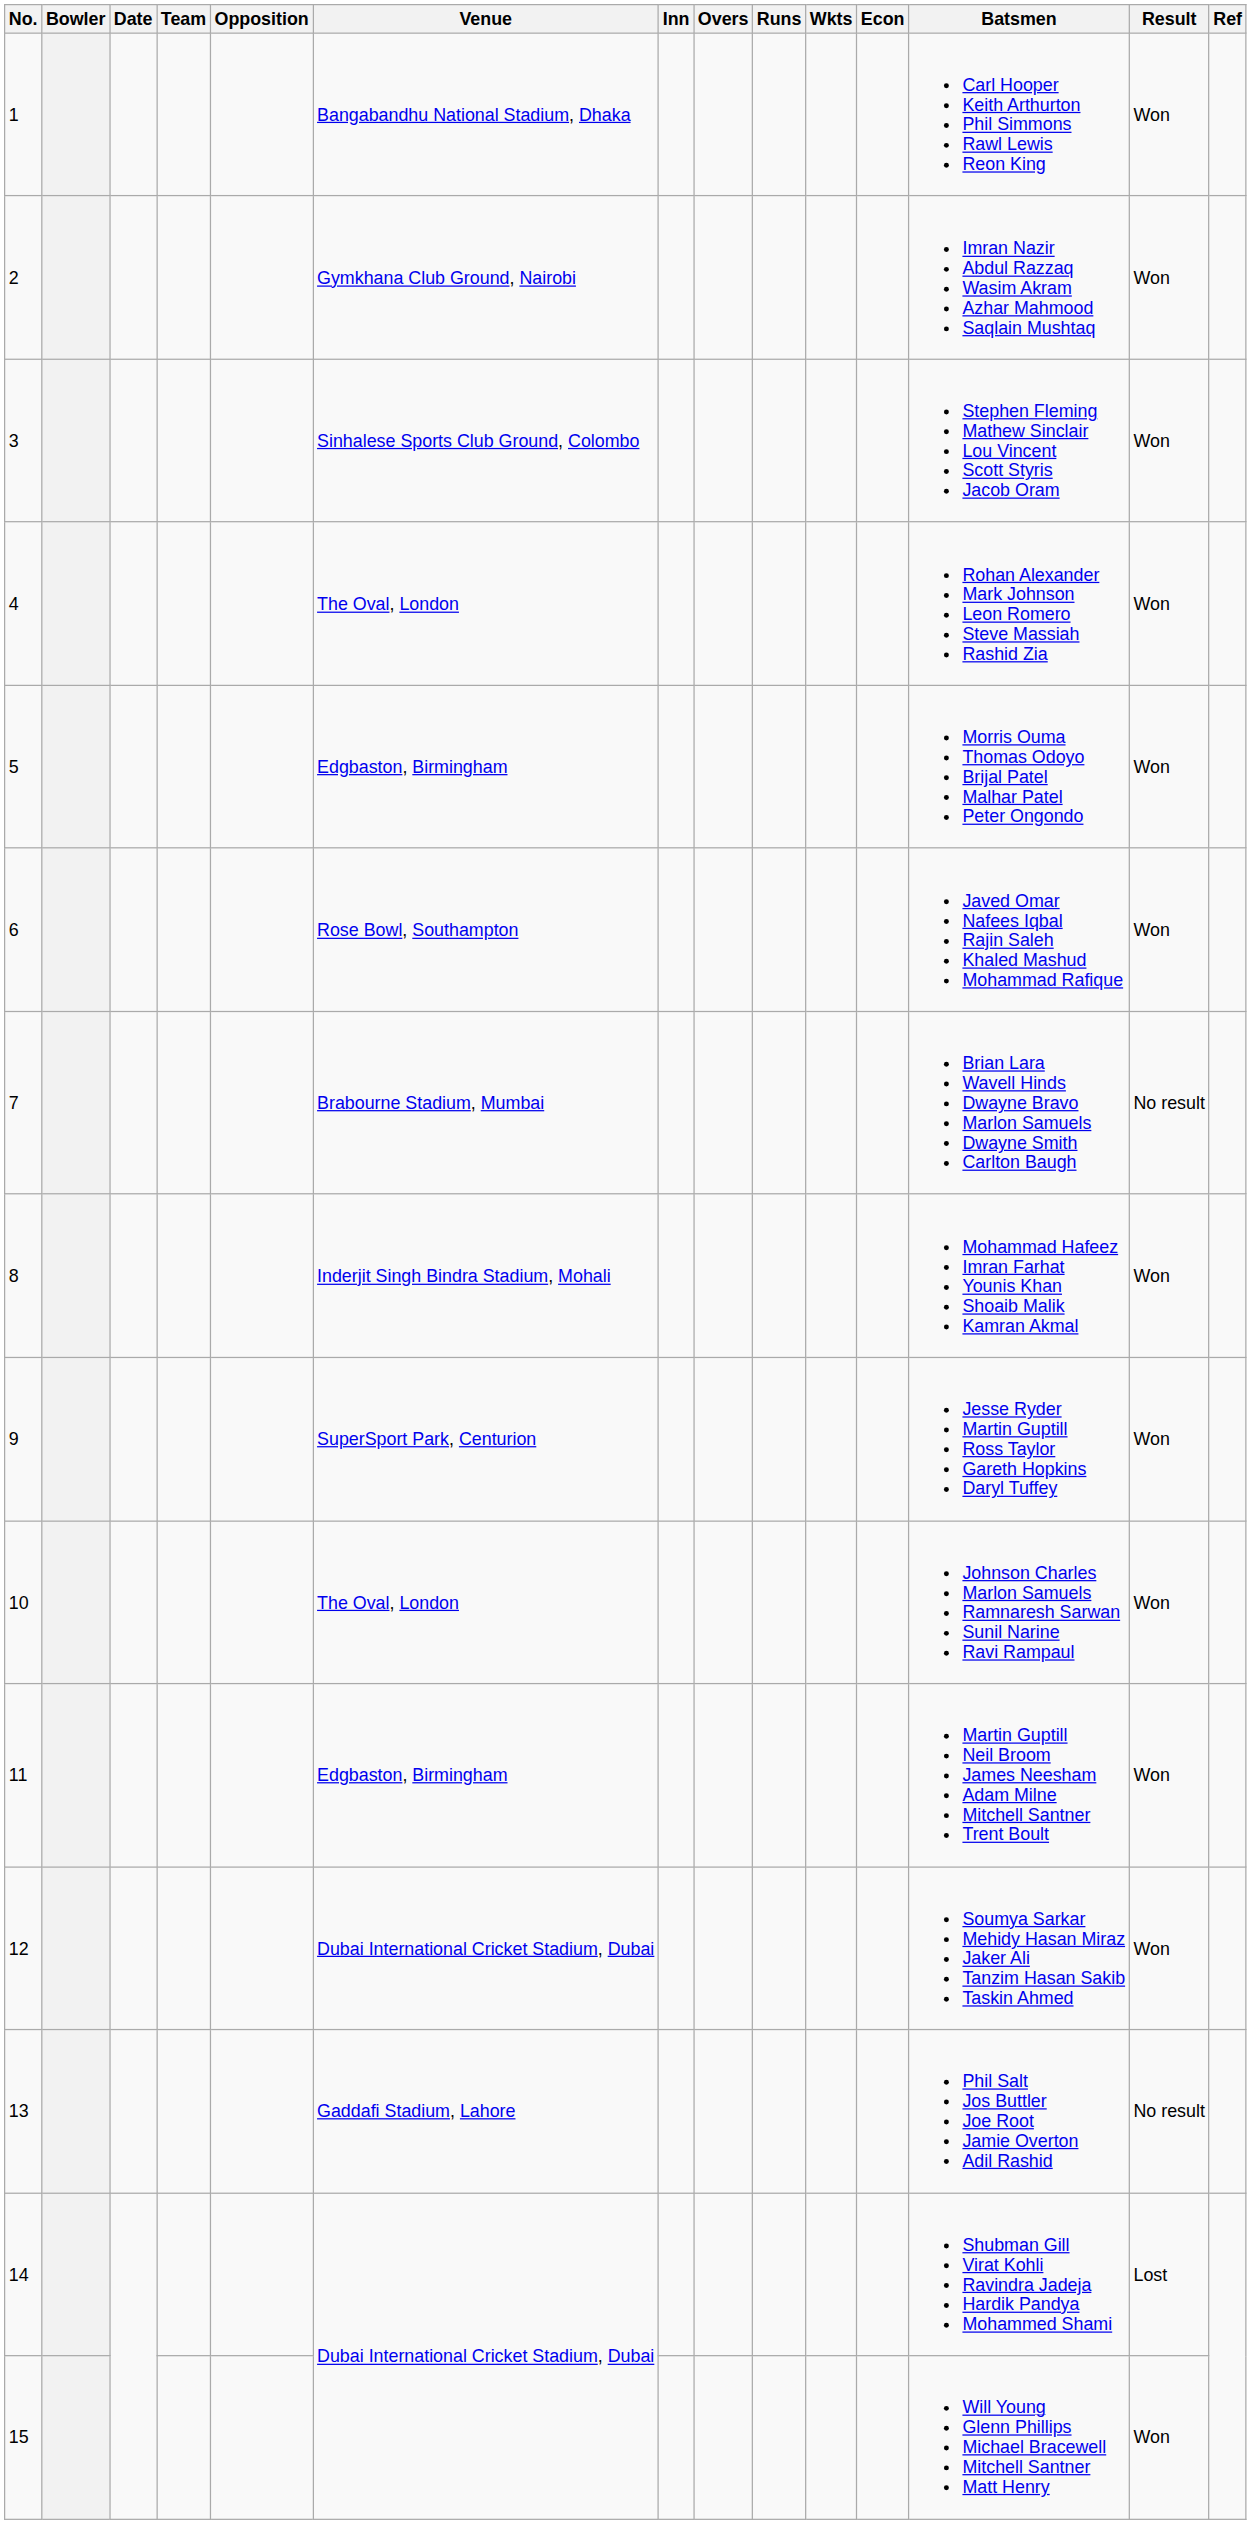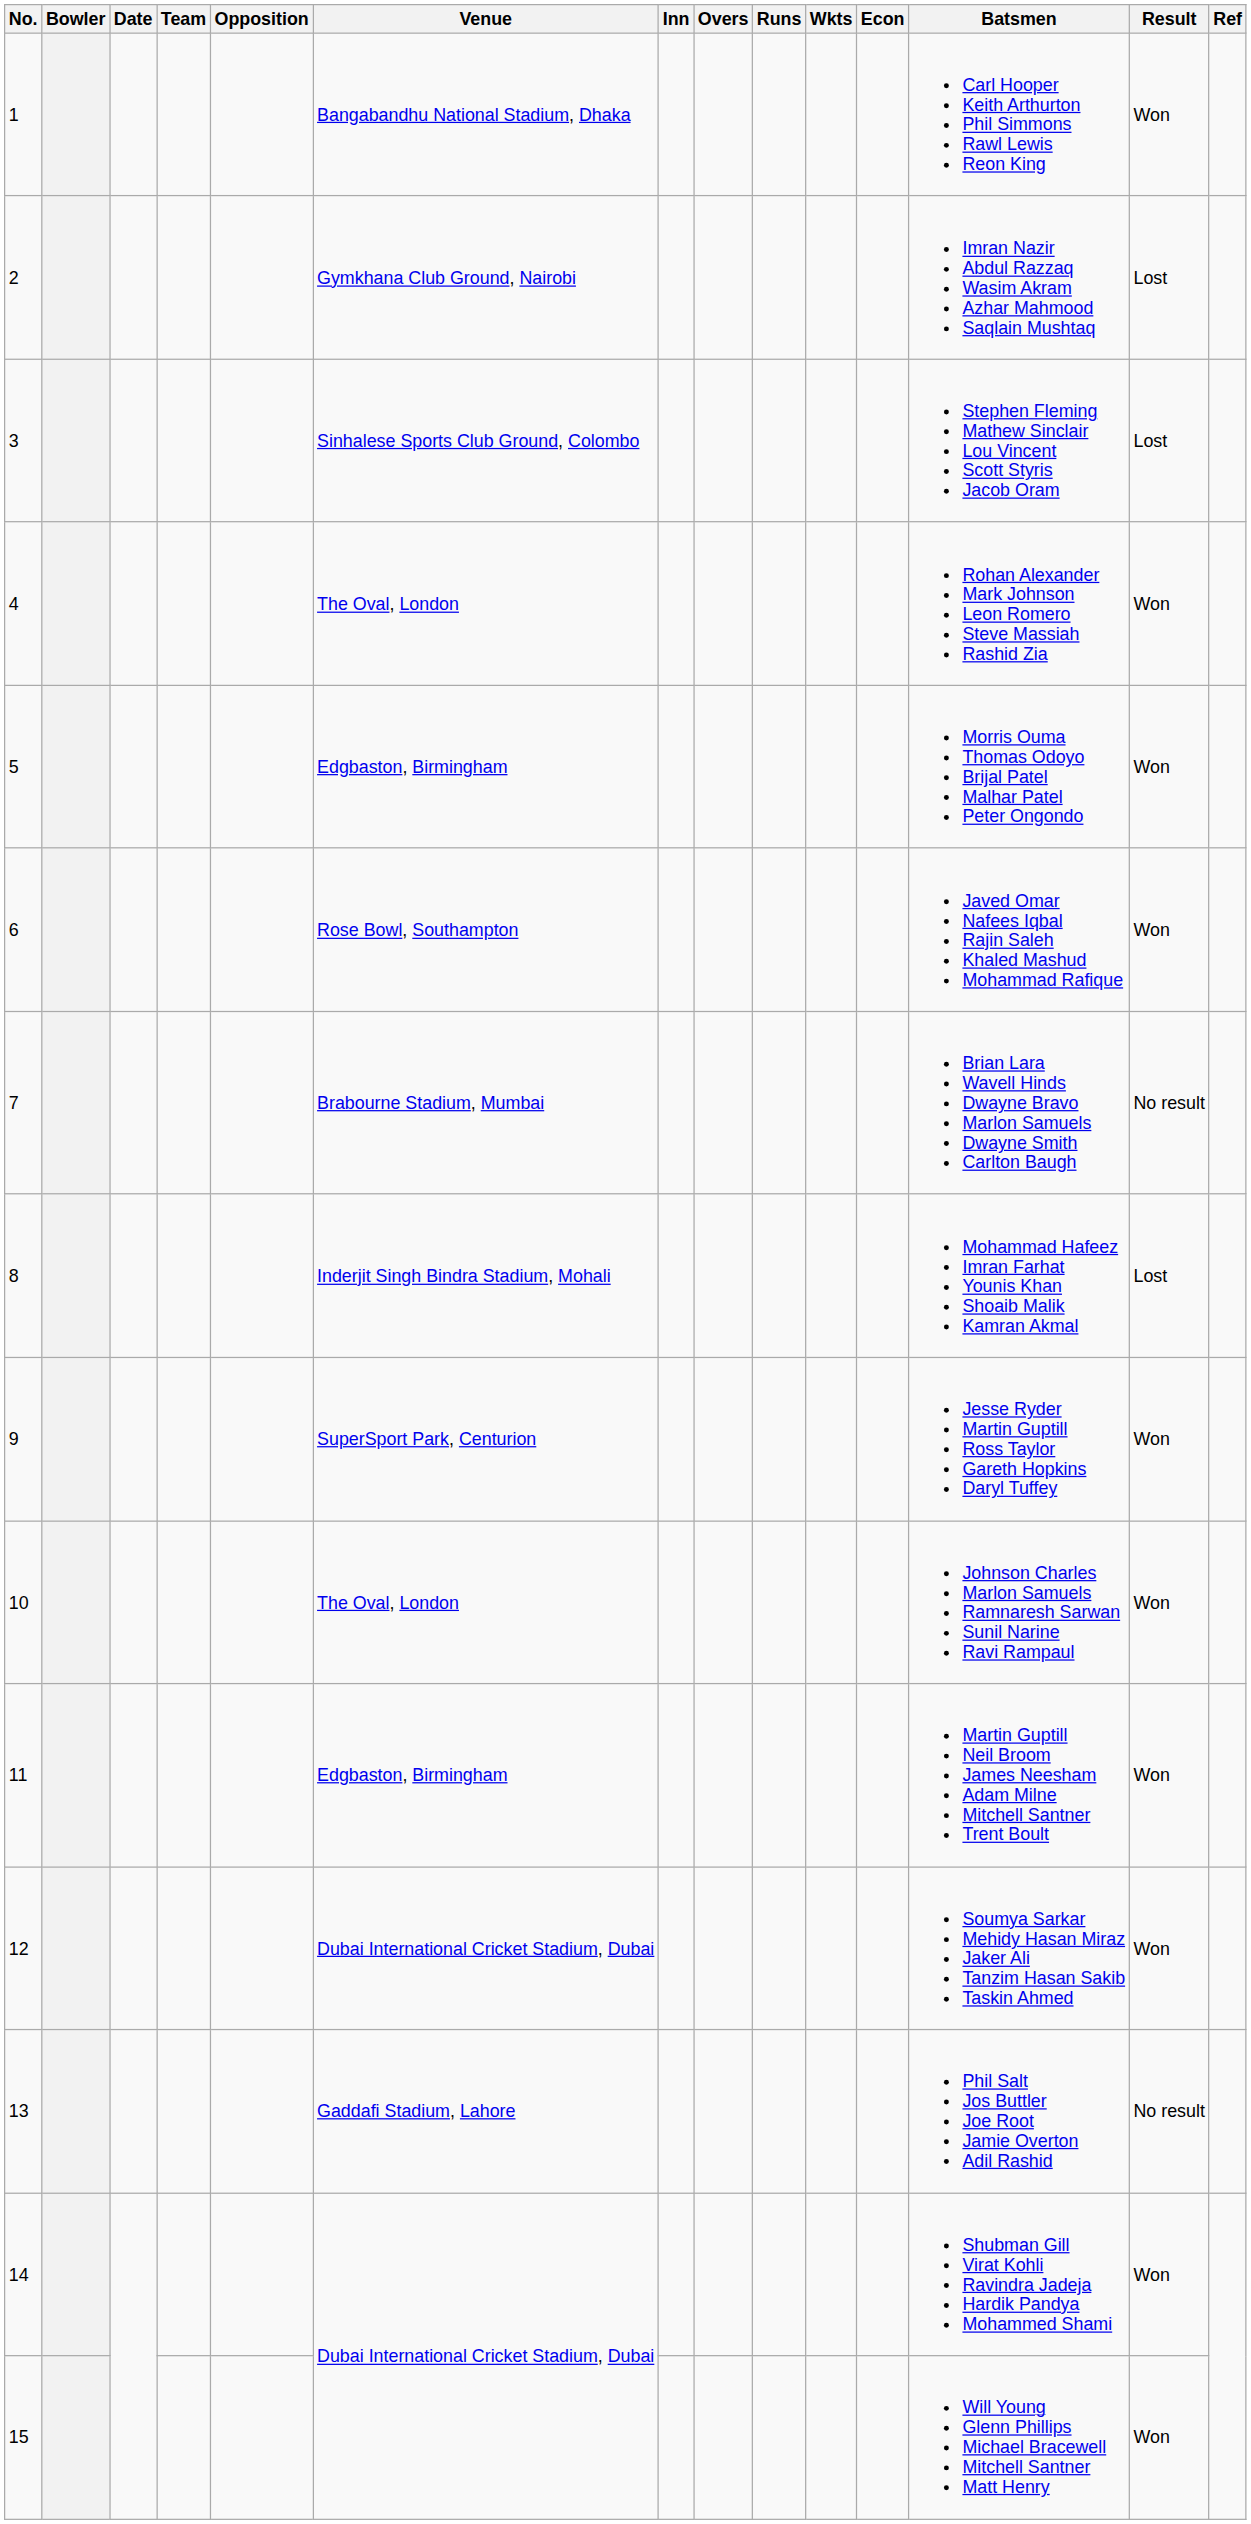(1152, 278) Won -> (1150, 278) Lost
(1152, 441) Won -> (1150, 441) Lost
(1152, 1276) Won -> (1150, 1276) Lost
(1150, 2275) Lost -> (1152, 2275) Won
